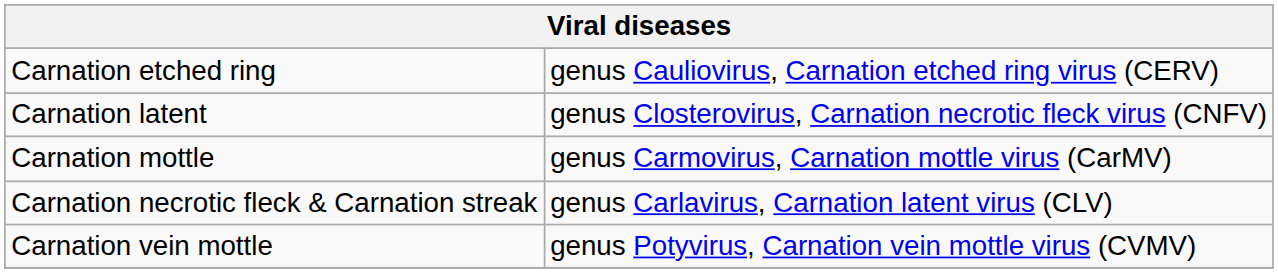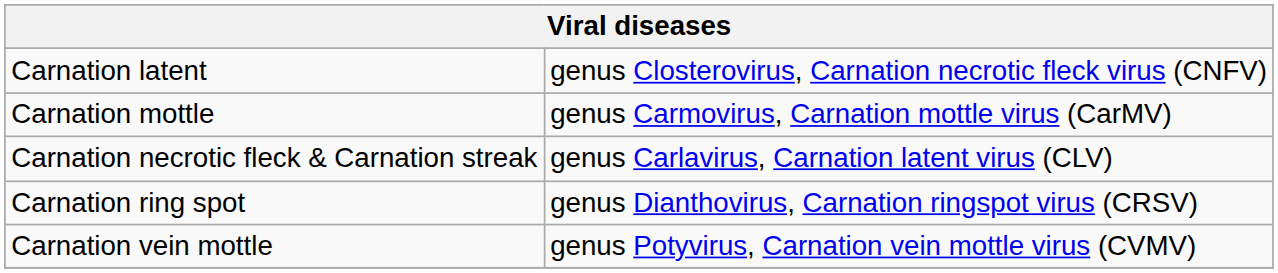- row: (144, 70)
+ row: (128, 202)
